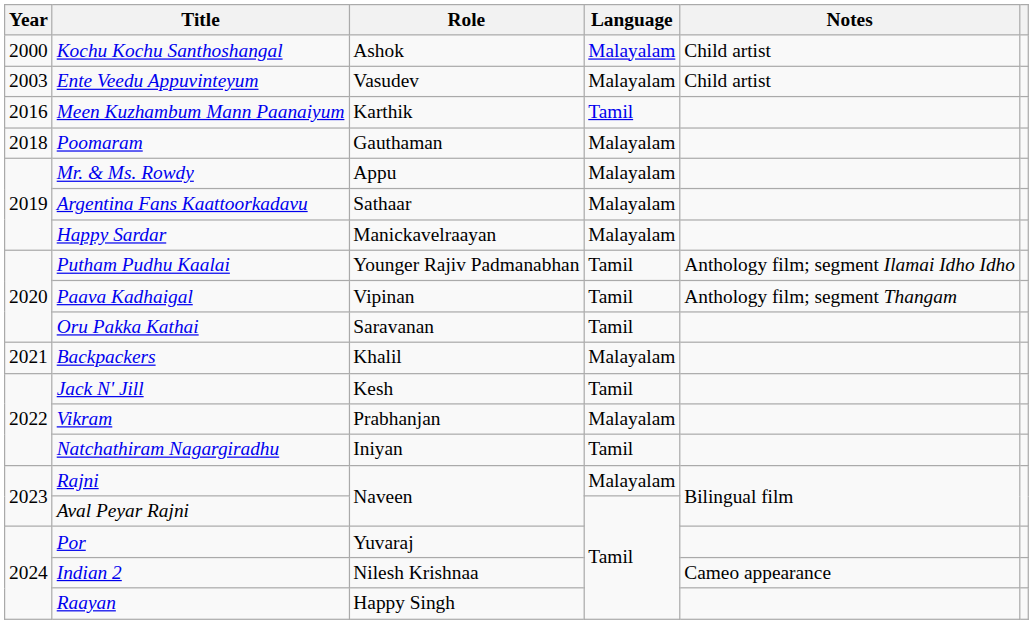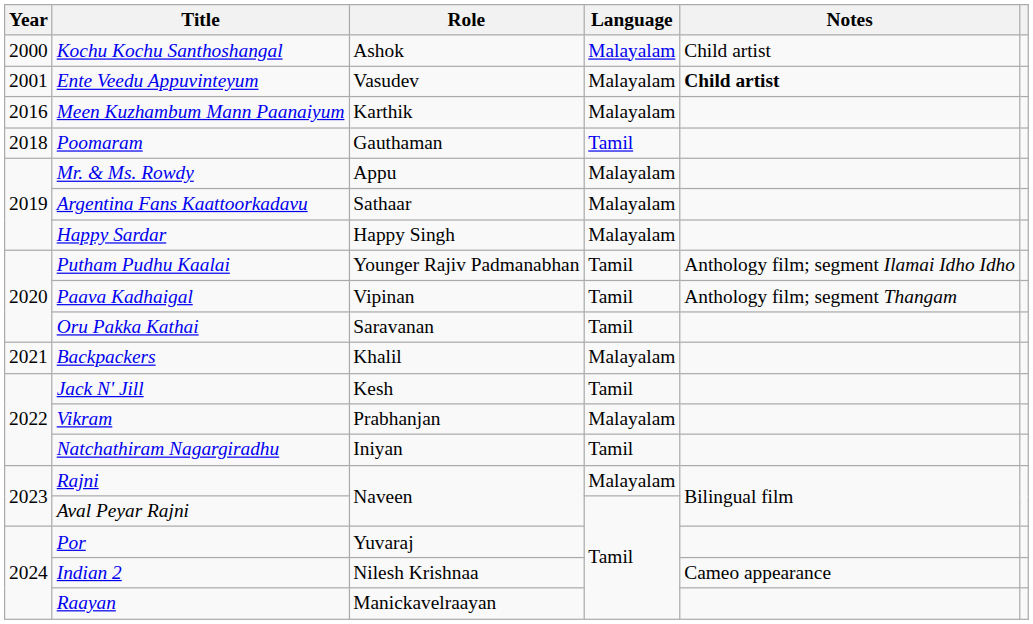(28, 81) 2003 -> (28, 81) 2001
(728, 81) normal -> (732, 81) bold
(611, 111) Tamil -> (632, 111) Malayalam
(632, 142) Malayalam -> (611, 142) Tamil
(425, 234) Manickavelraayan -> (404, 234) Happy Singh
(404, 603) Happy Singh -> (425, 603) Manickavelraayan
